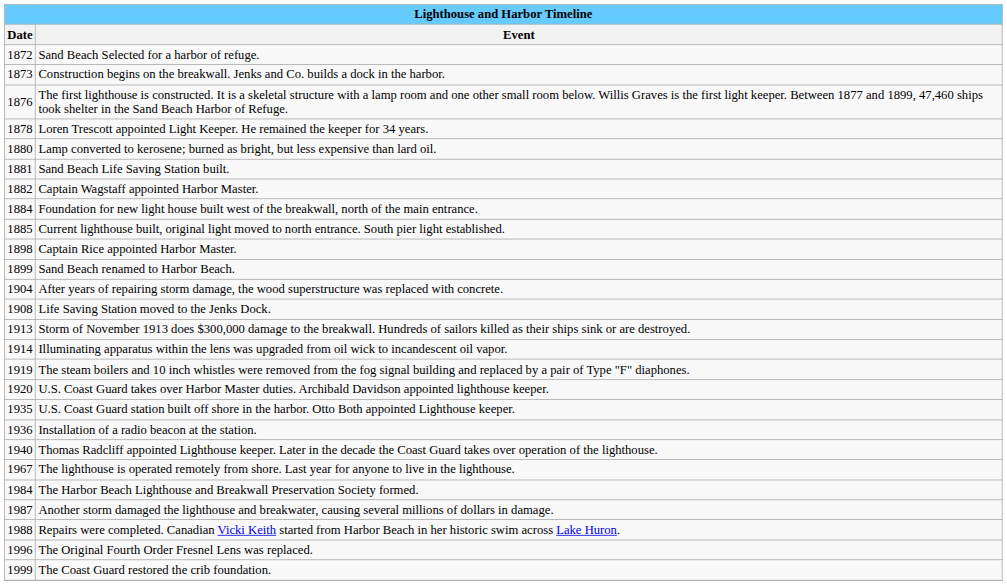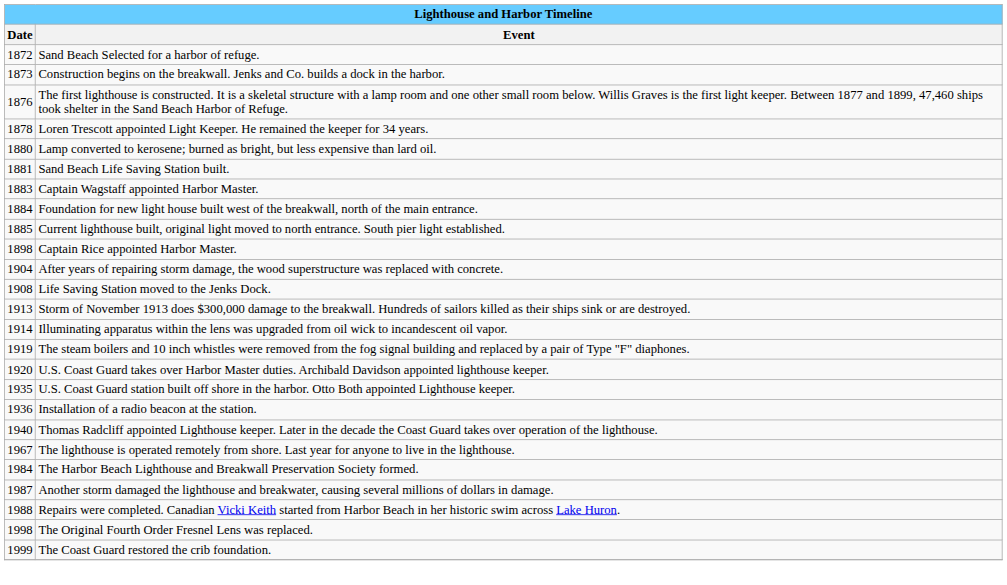(20, 189) 1882 -> (20, 189) 1883
- row: (137, 269)
(20, 549) 1996 -> (20, 529) 1998
